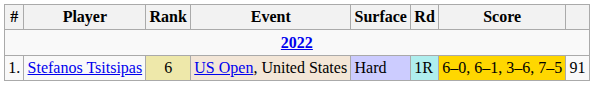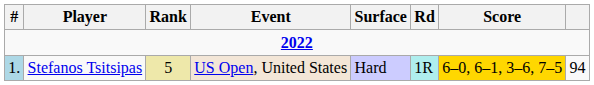(14, 67) no background -> (14, 67) lightblue background
(168, 67) 6 -> (168, 67) 5
(578, 67) 91 -> (578, 67) 94
